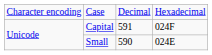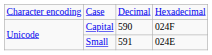(125, 27) 591 -> (125, 27) 590
(125, 42) 590 -> (125, 42) 591
